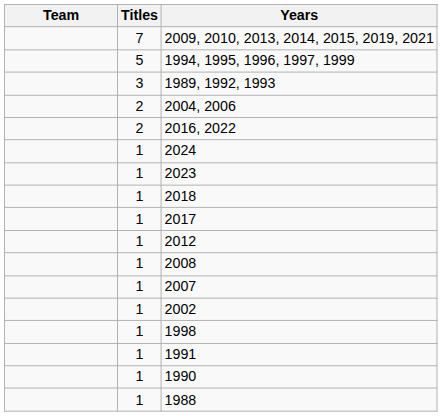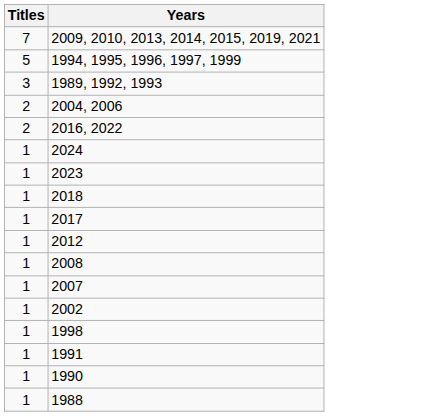- column: (61, 15)
